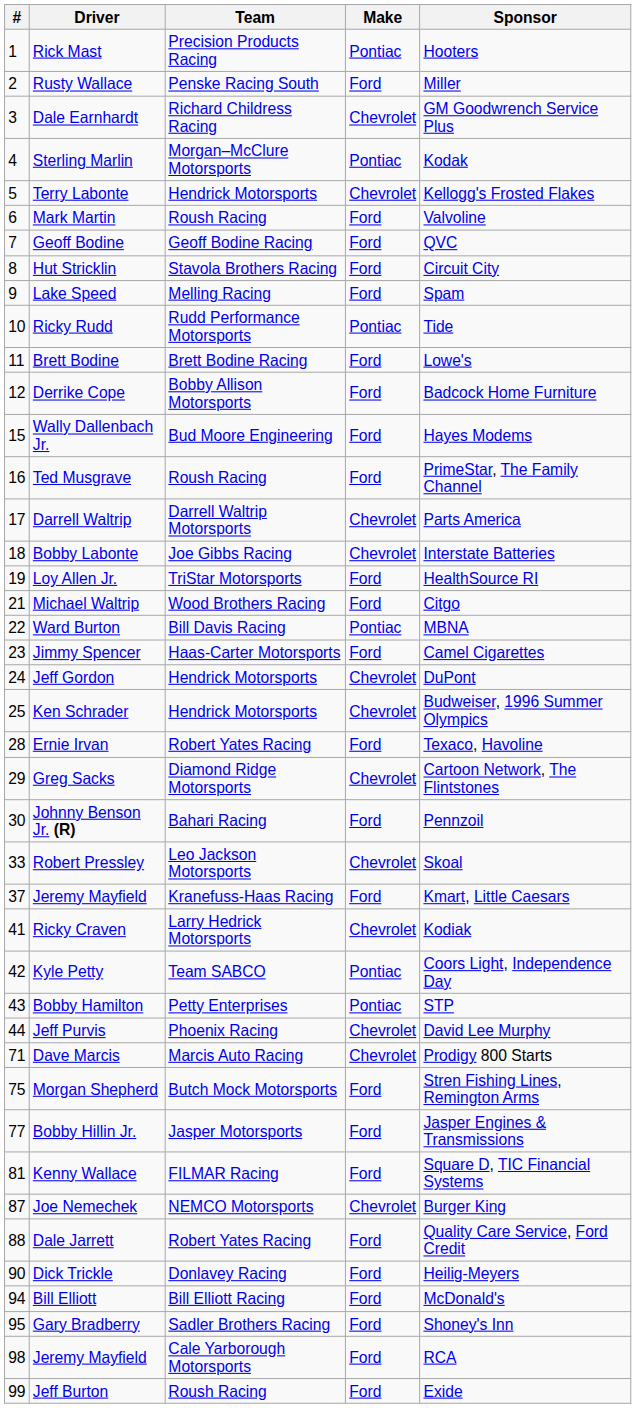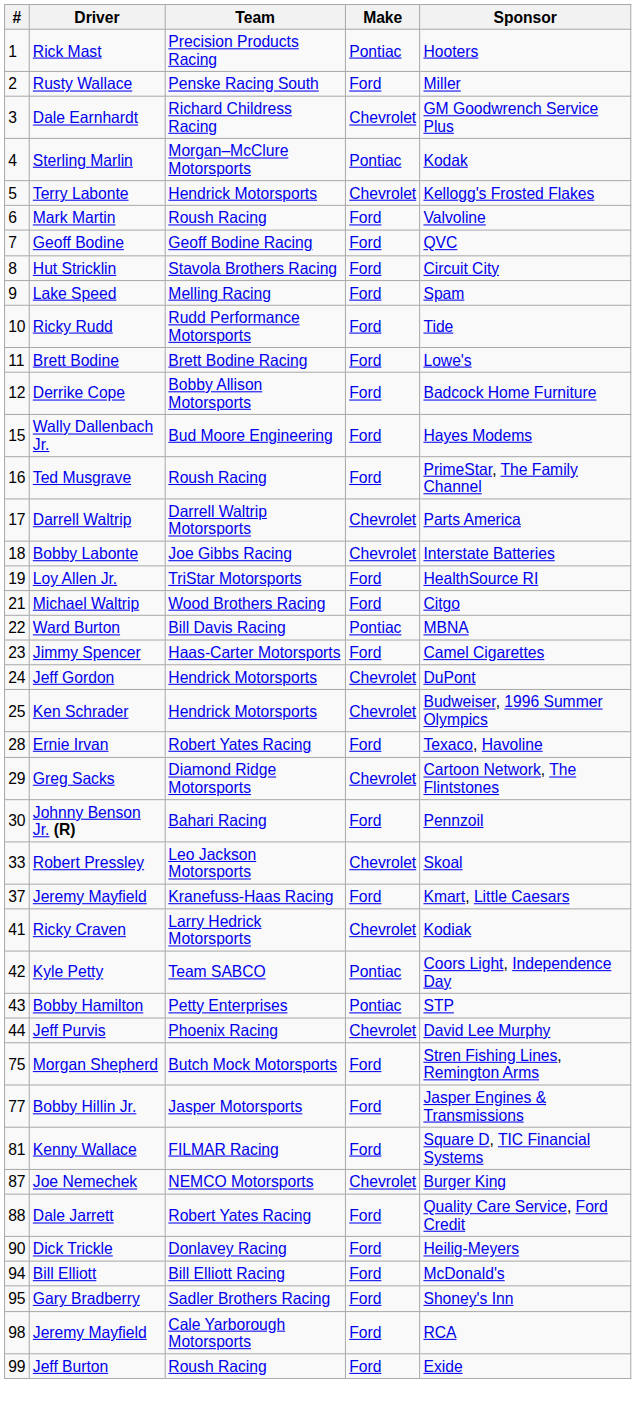(375, 326) Pontiac -> (365, 326) Ford
- row: (17, 1055)
